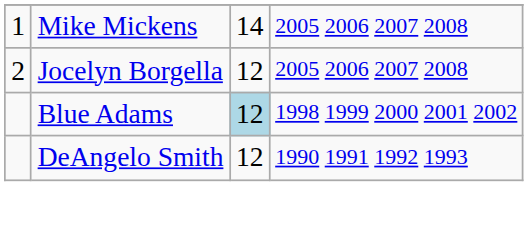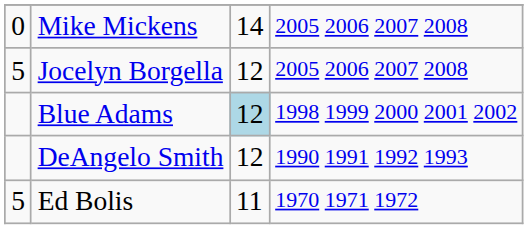(18, 26) 1 -> (18, 26) 0
(18, 69) 2 -> (18, 69) 5
+ row: (85, 200)
